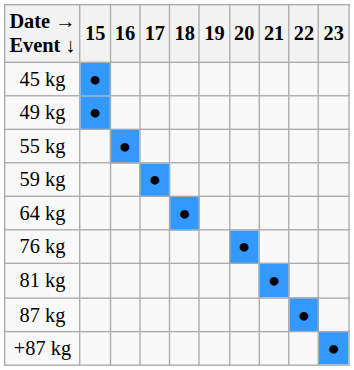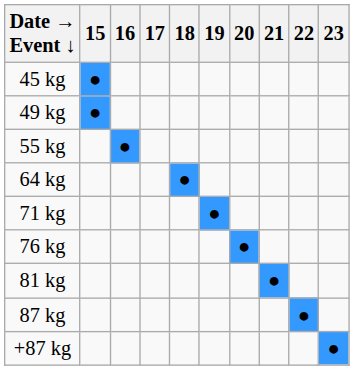- row: (42, 179)
+ row: (42, 213)
